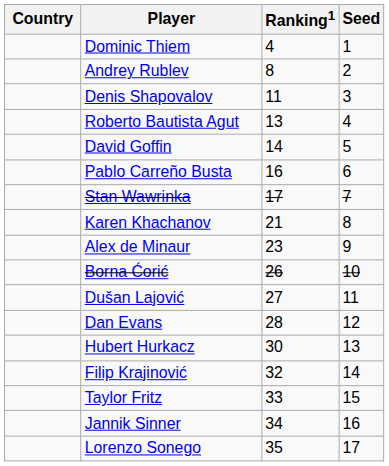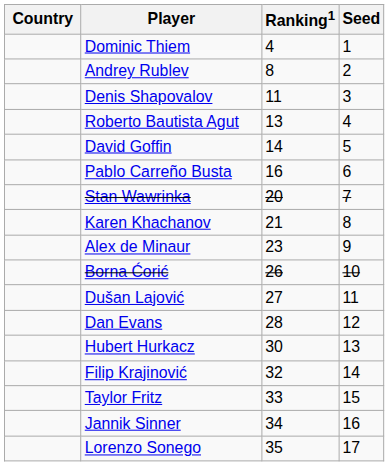(274, 197) 17 -> (274, 197) 20
